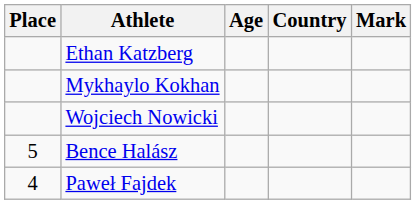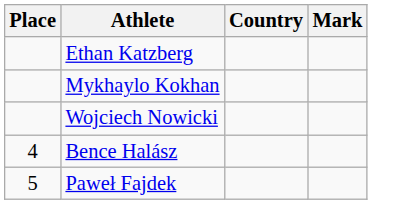- column: (246, 20)
(33, 150) 5 -> (33, 150) 4
(33, 183) 4 -> (33, 183) 5
